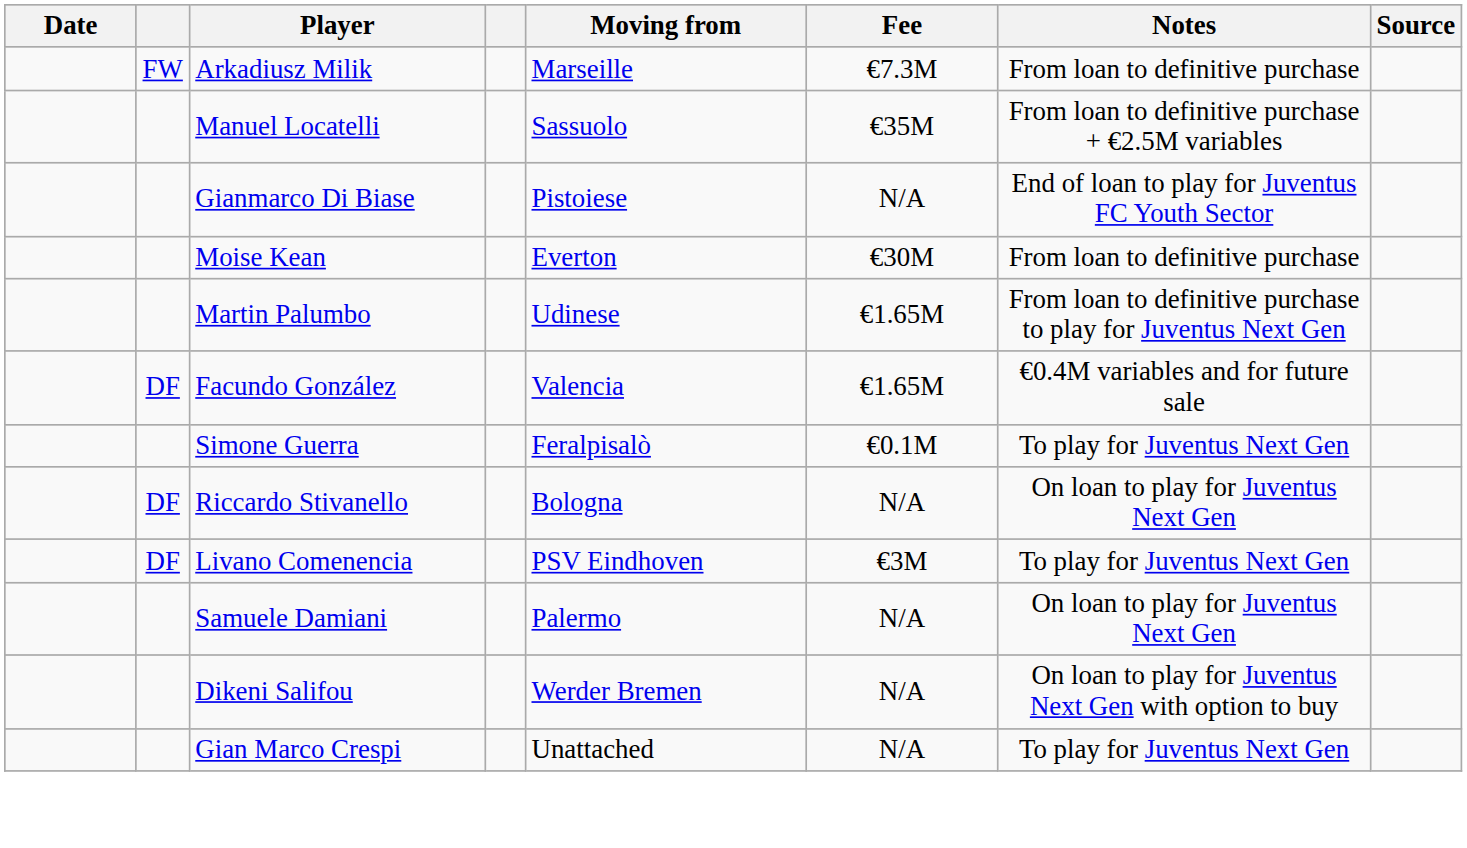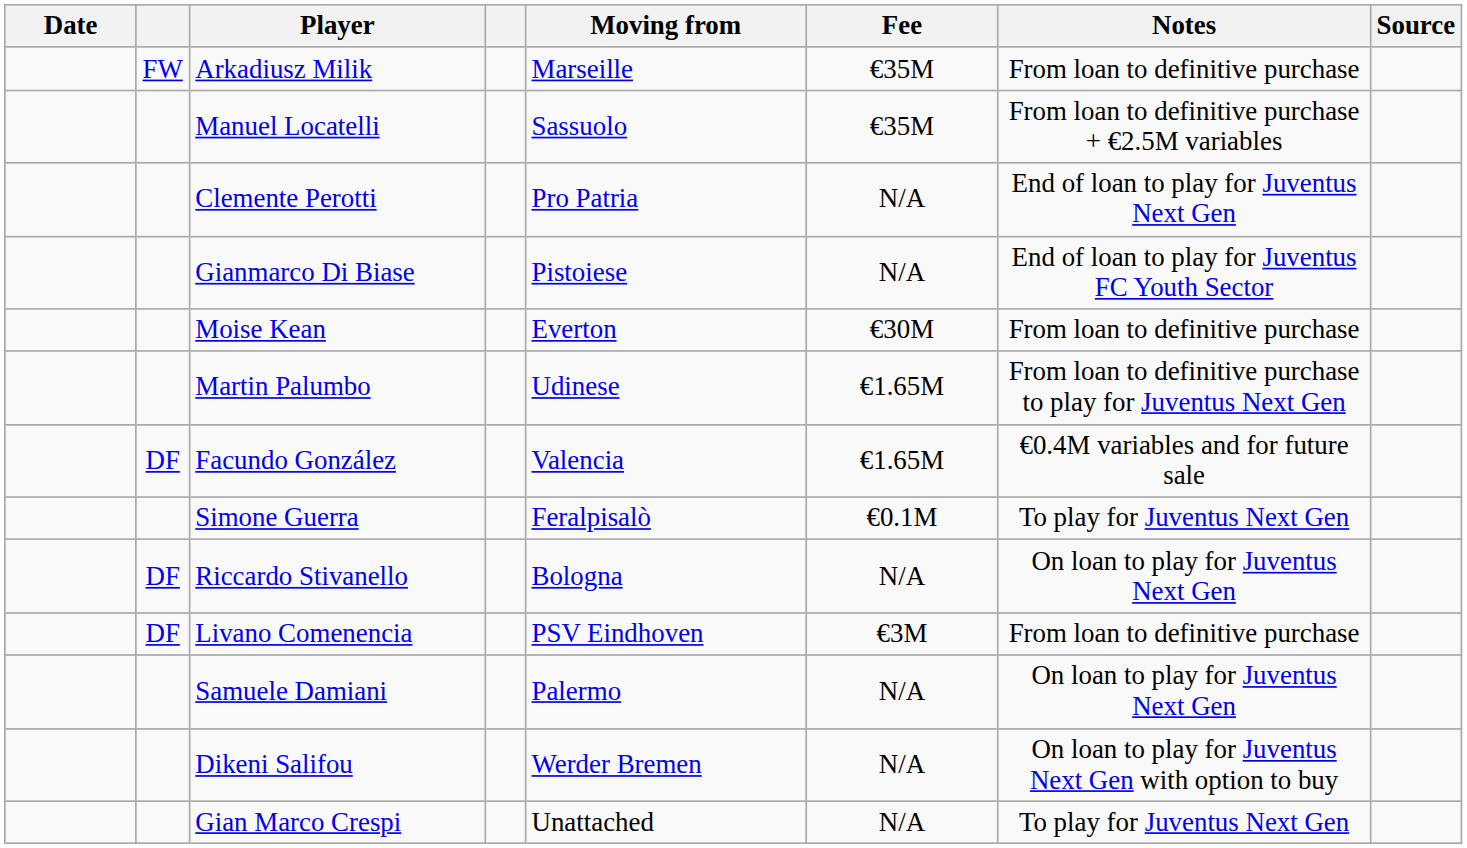(902, 68) €7.3M -> (902, 68) €35M
+ row: (286, 199)
(1184, 560) To play for Juventus Next Gen -> (1184, 633) From loan to definitive purchase
